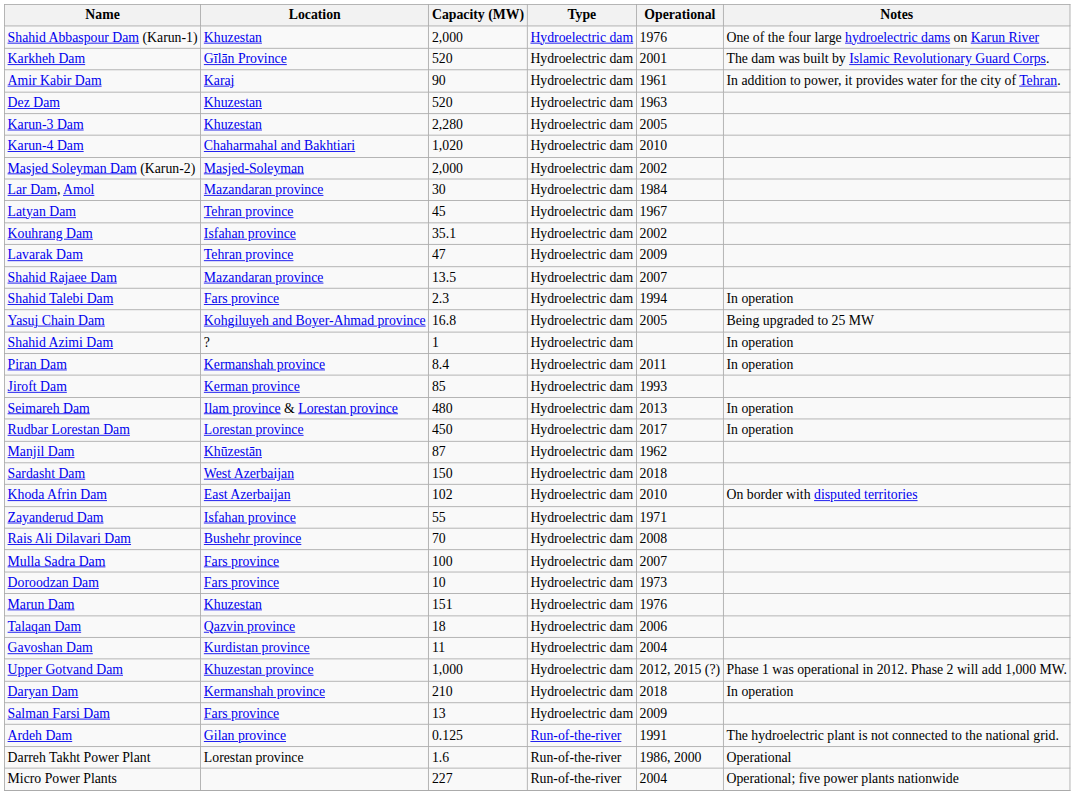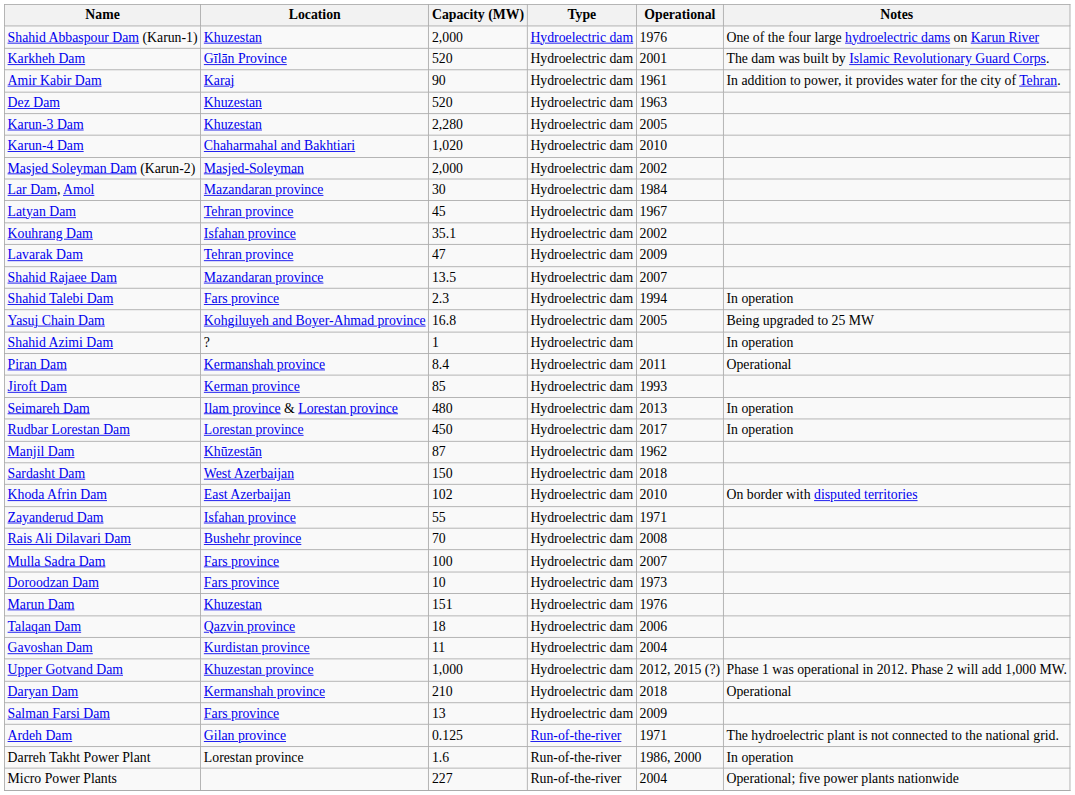(760, 364) In operation -> (759, 364) Operational
(760, 691) In operation -> (759, 691) Operational
(653, 735) 1991 -> (653, 735) 1971
(759, 757) Operational -> (760, 757) In operation
